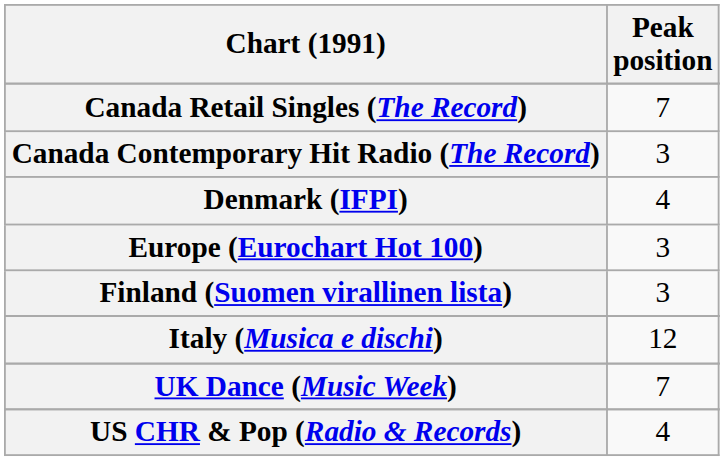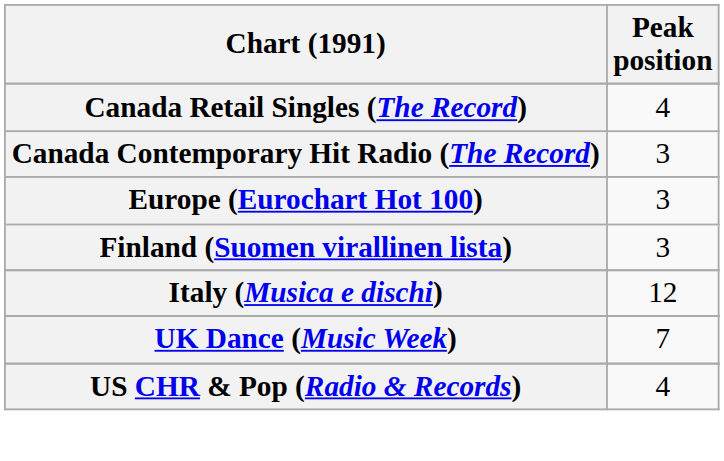(663, 107) 7 -> (663, 107) 4
- row: (306, 199)
